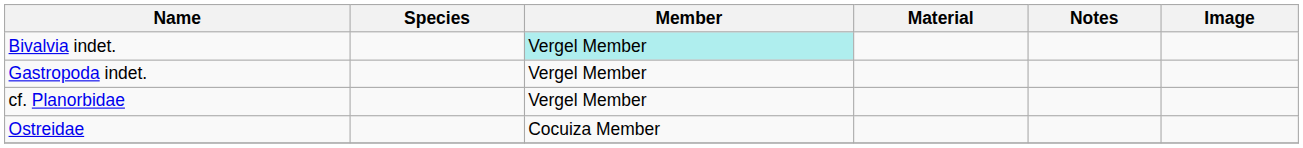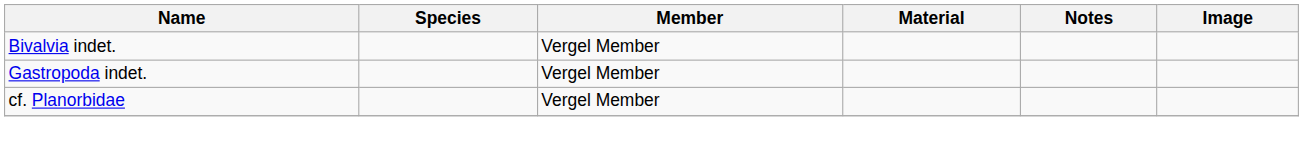(587, 45) paleturquoise background -> (600, 45) no background
- row: (46, 128)
